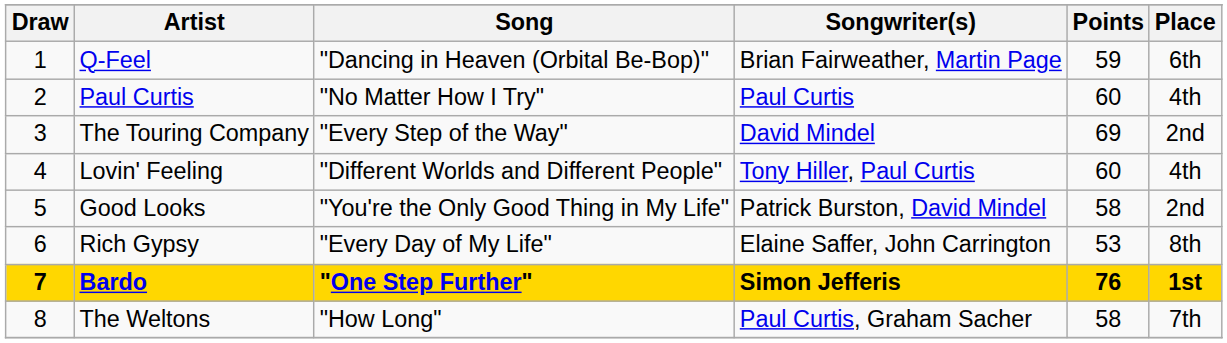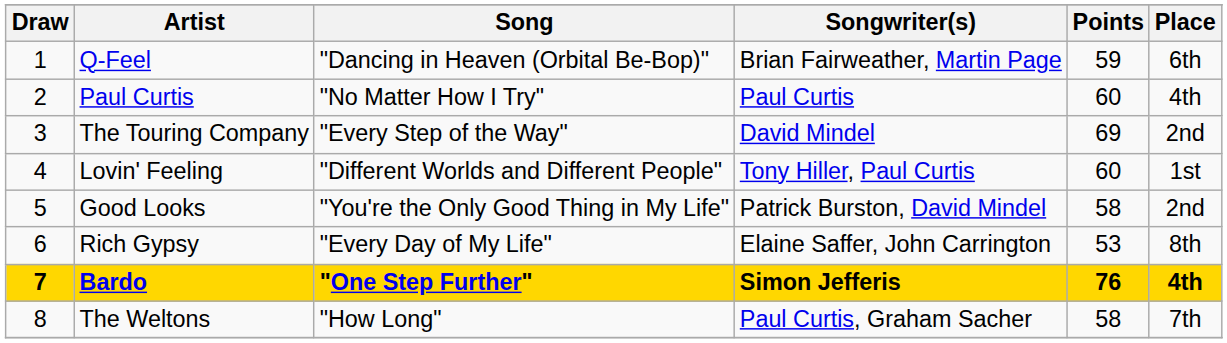(1185, 171) 4th -> (1185, 171) 1st
(1185, 282) 1st -> (1185, 282) 4th
